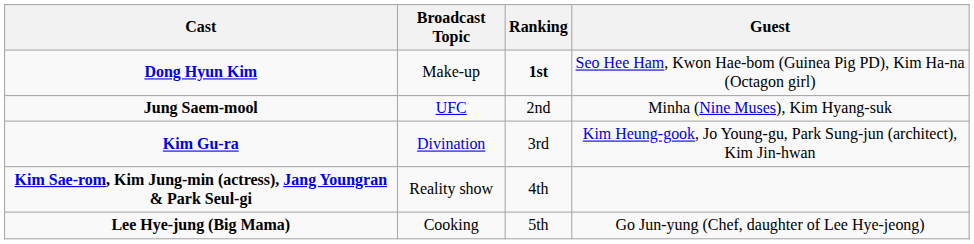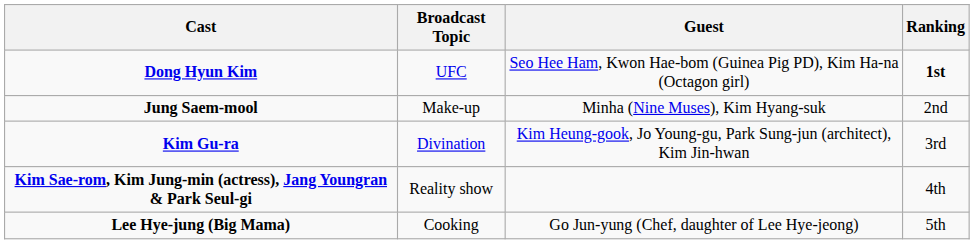columns swapped: (770, 27) <-> (538, 27)
(451, 72) Make-up -> (451, 72) UFC
(451, 108) UFC -> (451, 108) Make-up
